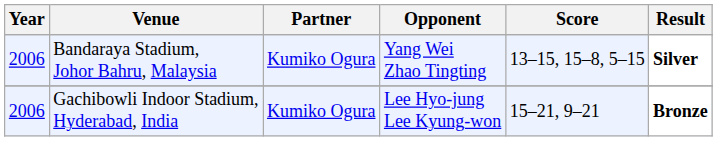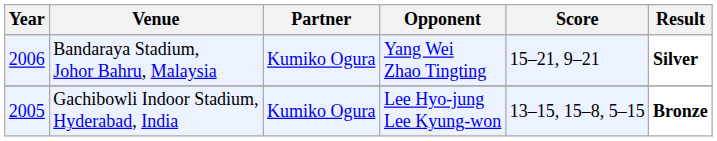(577, 60) 13–15, 15–8, 5–15 -> (555, 60) 15–21, 9–21
(27, 110) 2006 -> (27, 110) 2005
(555, 110) 15–21, 9–21 -> (577, 110) 13–15, 15–8, 5–15
